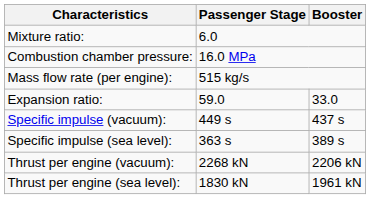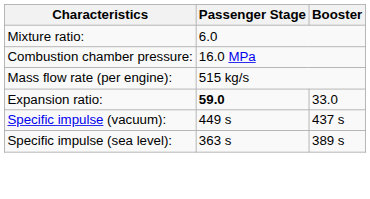(212, 99) normal -> (212, 99) bold
- row: (91, 162)
- row: (94, 183)
